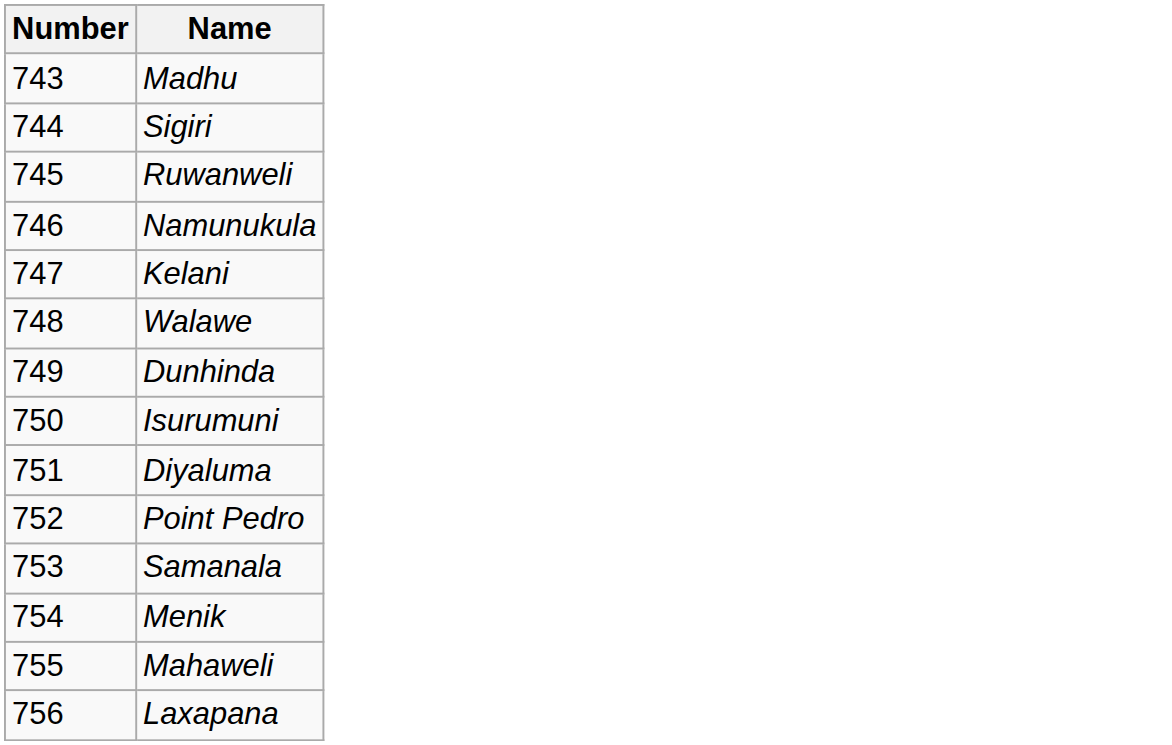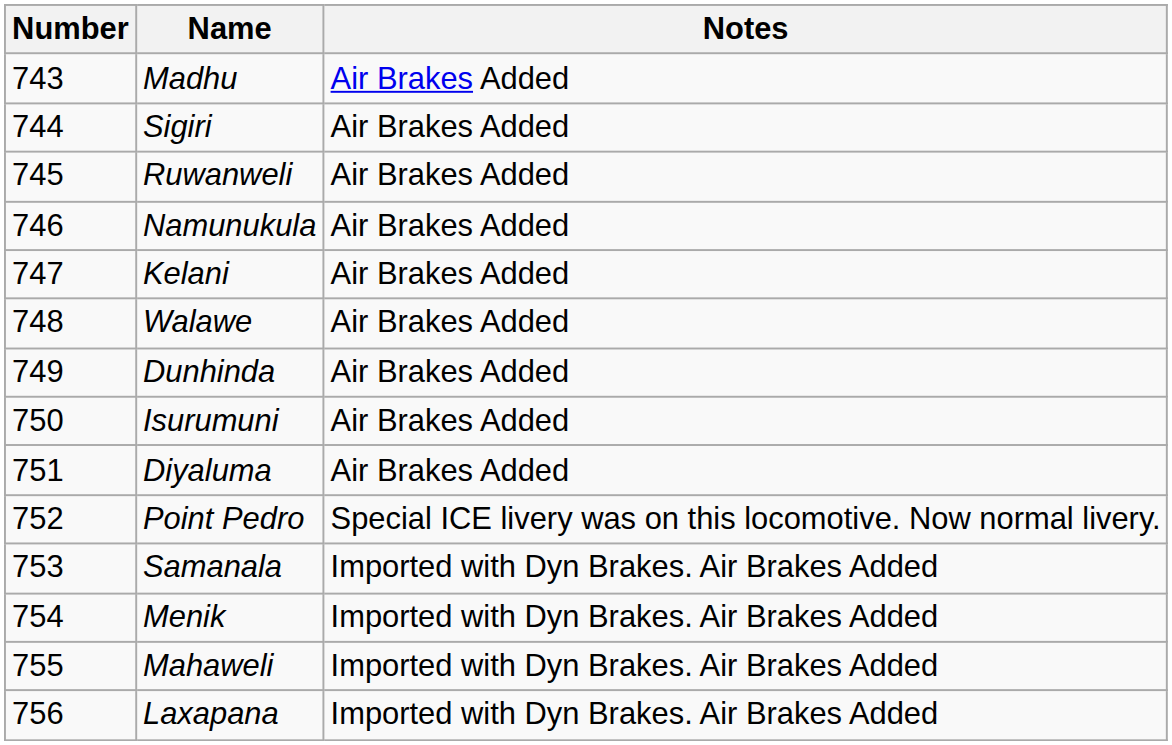+ column: (746, 28)
